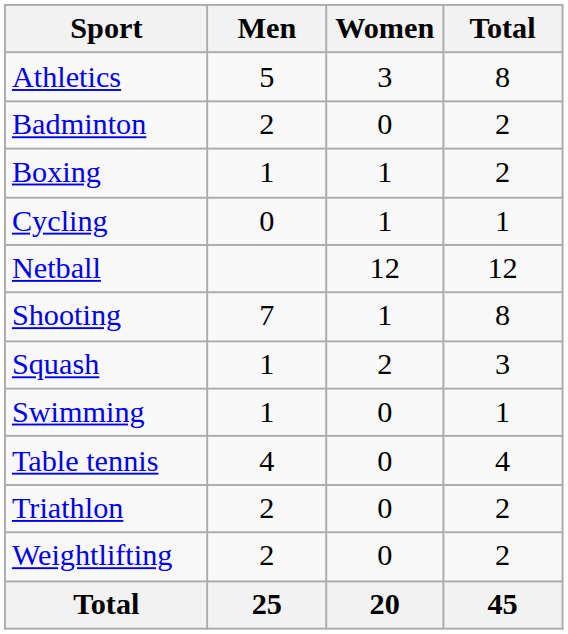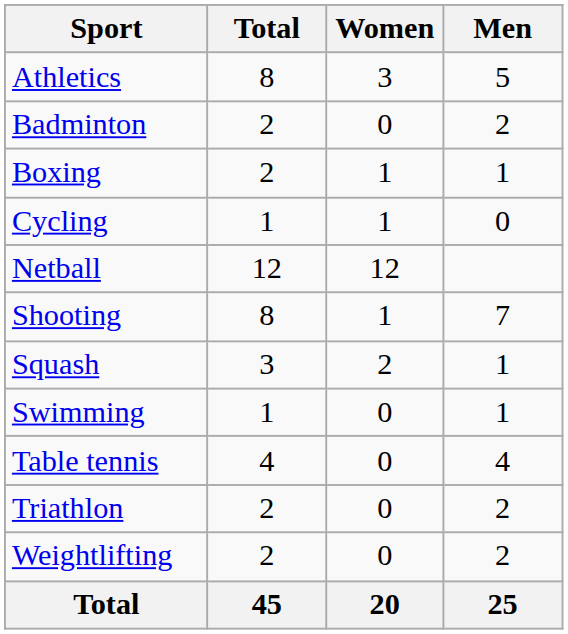columns swapped: (267, 28) <-> (503, 28)
